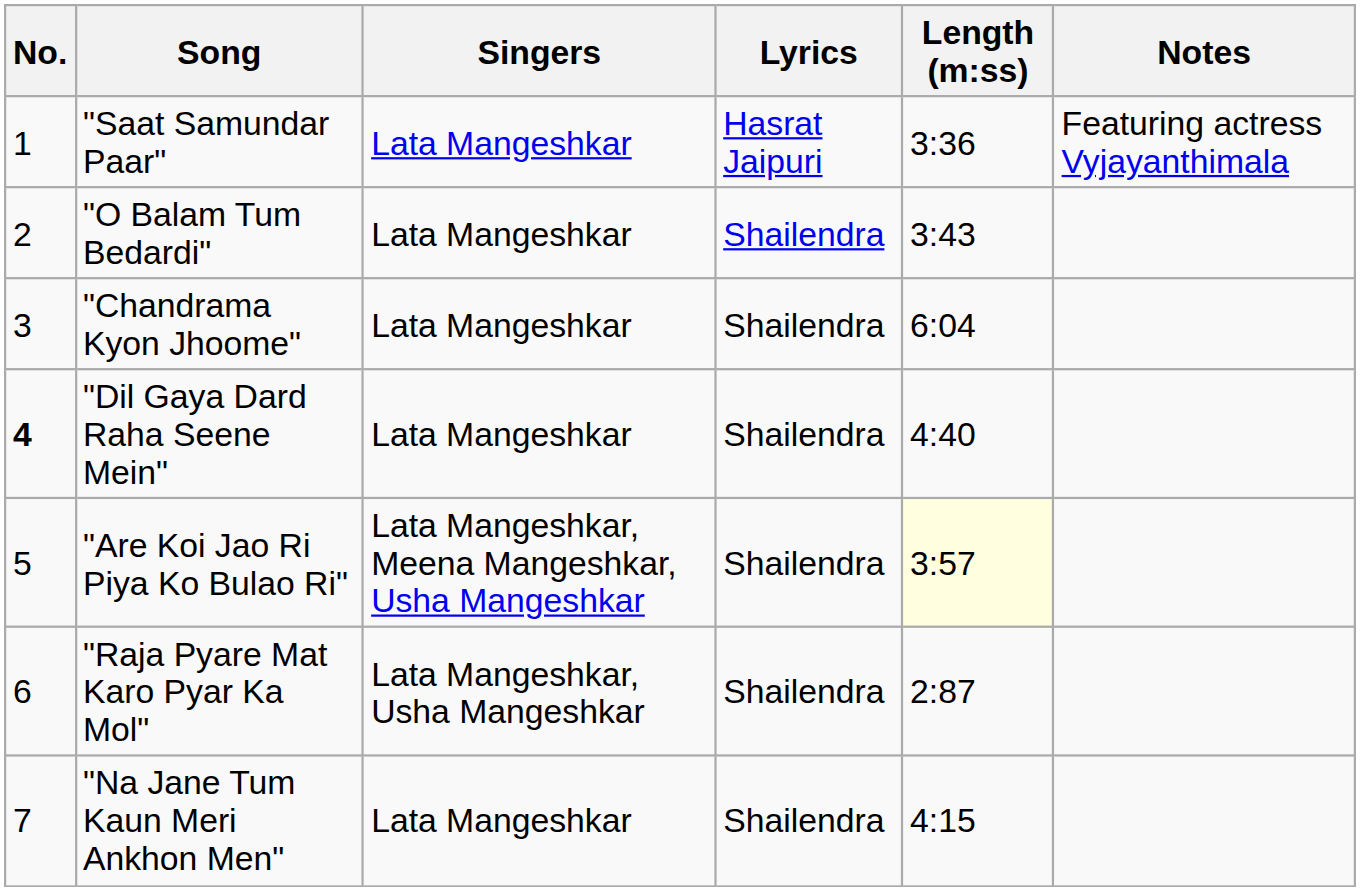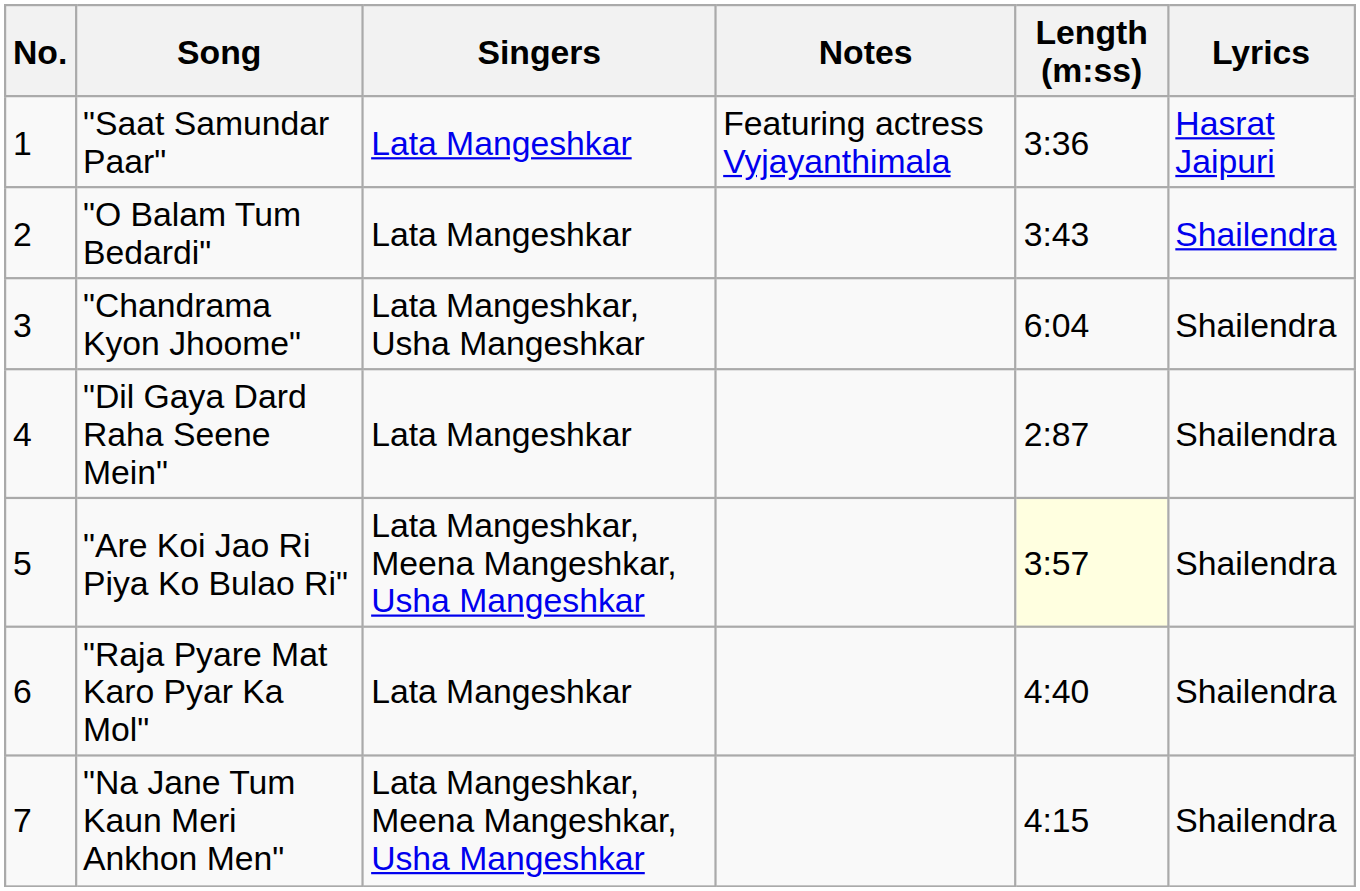columns swapped: (809, 51) <-> (1204, 51)
(501, 324) Lata Mangeshkar -> (508, 324) Lata Mangeshkar, Usha Mangeshkar
(22, 434) bold -> (22, 434) normal
(943, 434) 4:40 -> (1057, 434) 2:87
(508, 692) Lata Mangeshkar, Usha Mangeshkar -> (501, 692) Lata Mangeshkar
(943, 692) 2:87 -> (1057, 692) 4:40
(501, 821) Lata Mangeshkar -> (524, 821) Lata Mangeshkar, Meena Mangeshkar, Usha Mangeshkar
